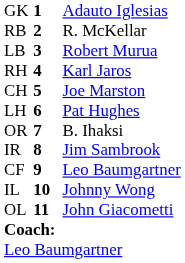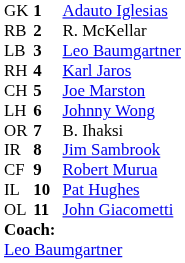(110, 50) Robert Murua -> (122, 50) Leo Baumgartner
(101, 110) Pat Hughes -> (109, 110) Johnny Wong
(122, 169) Leo Baumgartner -> (110, 169) Robert Murua
(109, 189) Johnny Wong -> (101, 189) Pat Hughes
